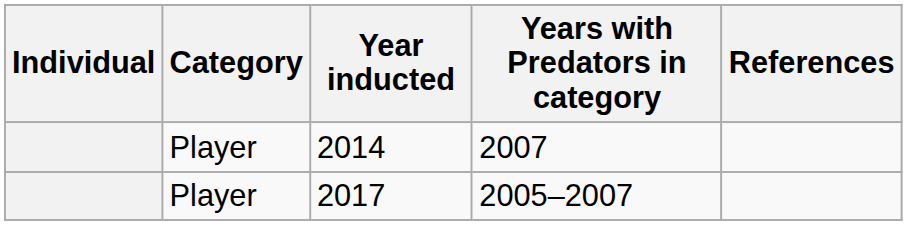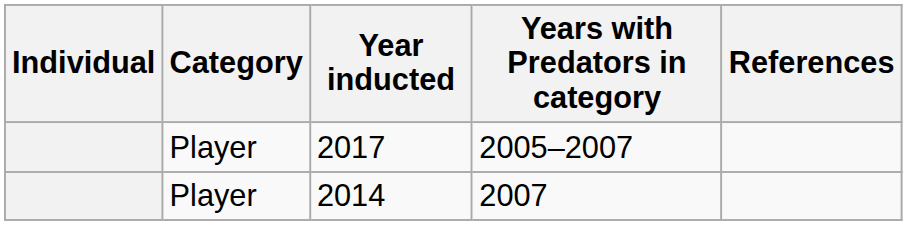rows swapped: (351, 146) <-> (351, 195)
